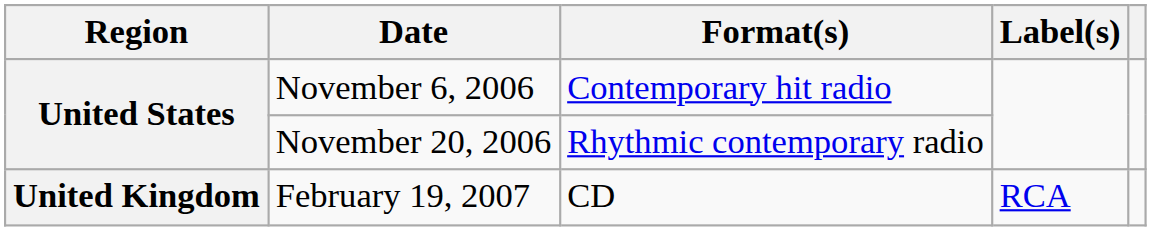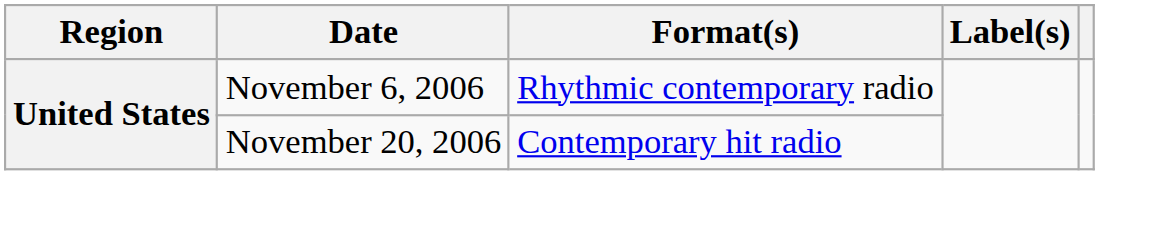(729, 86) Contemporary hit radio -> (725, 86) Rhythmic contemporary radio
(775, 141) Rhythmic contemporary radio -> (679, 141) Contemporary hit radio
- row: (403, 196)
